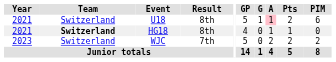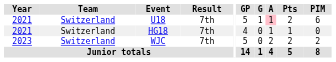(207, 20) 8th -> (207, 20) 7th
(88, 31) bold -> (88, 31) normal
(207, 31) 8th -> (207, 31) 7th
